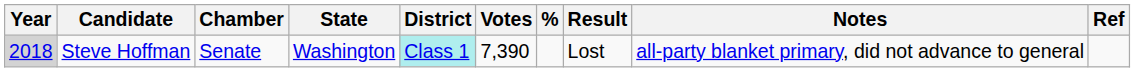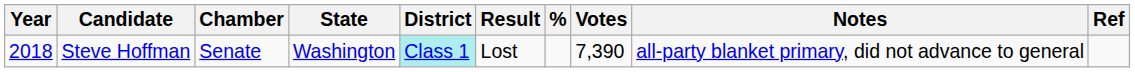columns swapped: (506, 19) <-> (597, 19)
(31, 50) lightgrey background -> (31, 50) no background
